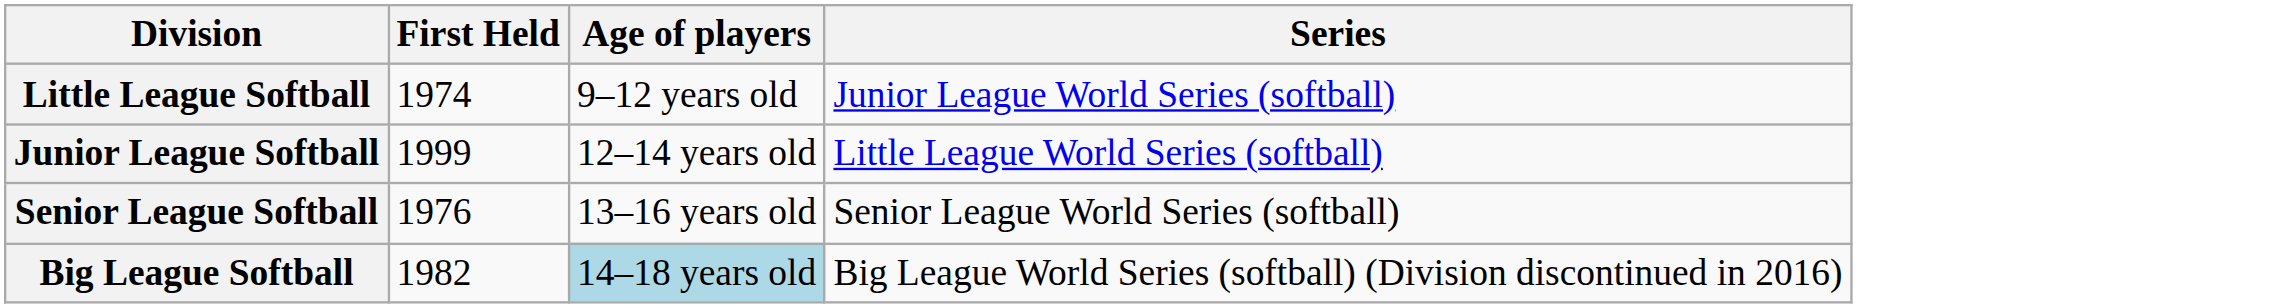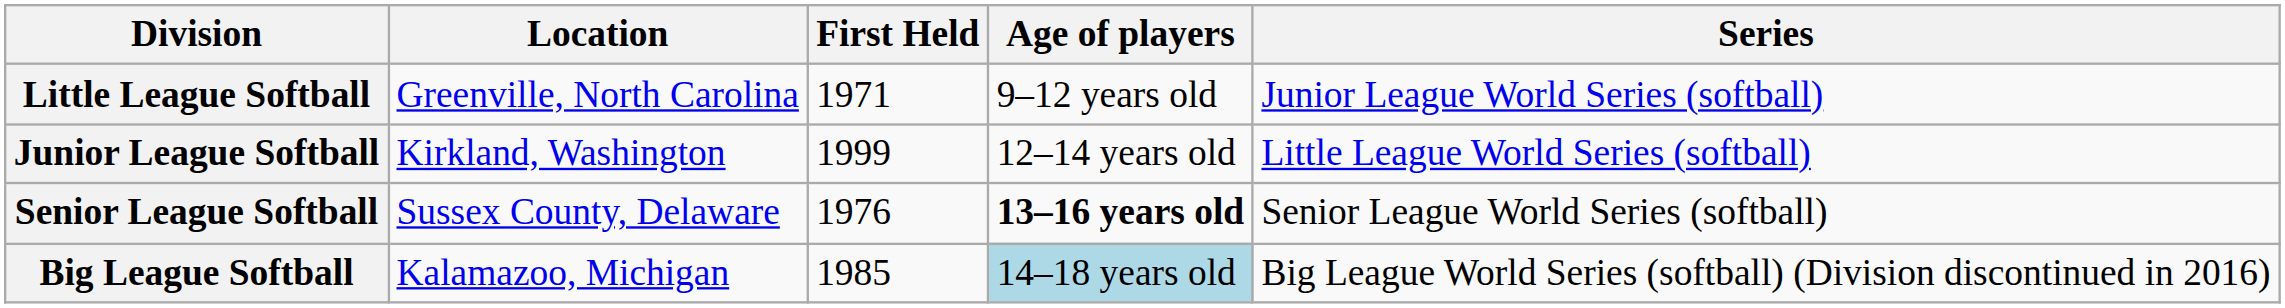+ column: (598, 34)
(434, 93) 1974 -> (854, 93) 1971
(697, 212) normal -> (1120, 212) bold
(434, 271) 1982 -> (854, 271) 1985
